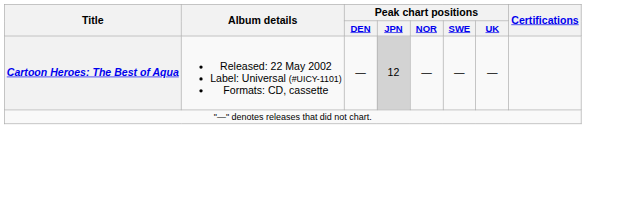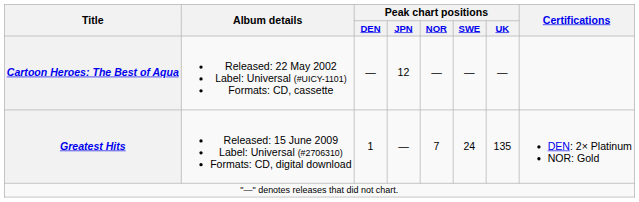(393, 73) lightgrey background -> (403, 73) no background
+ row: (93, 146)
